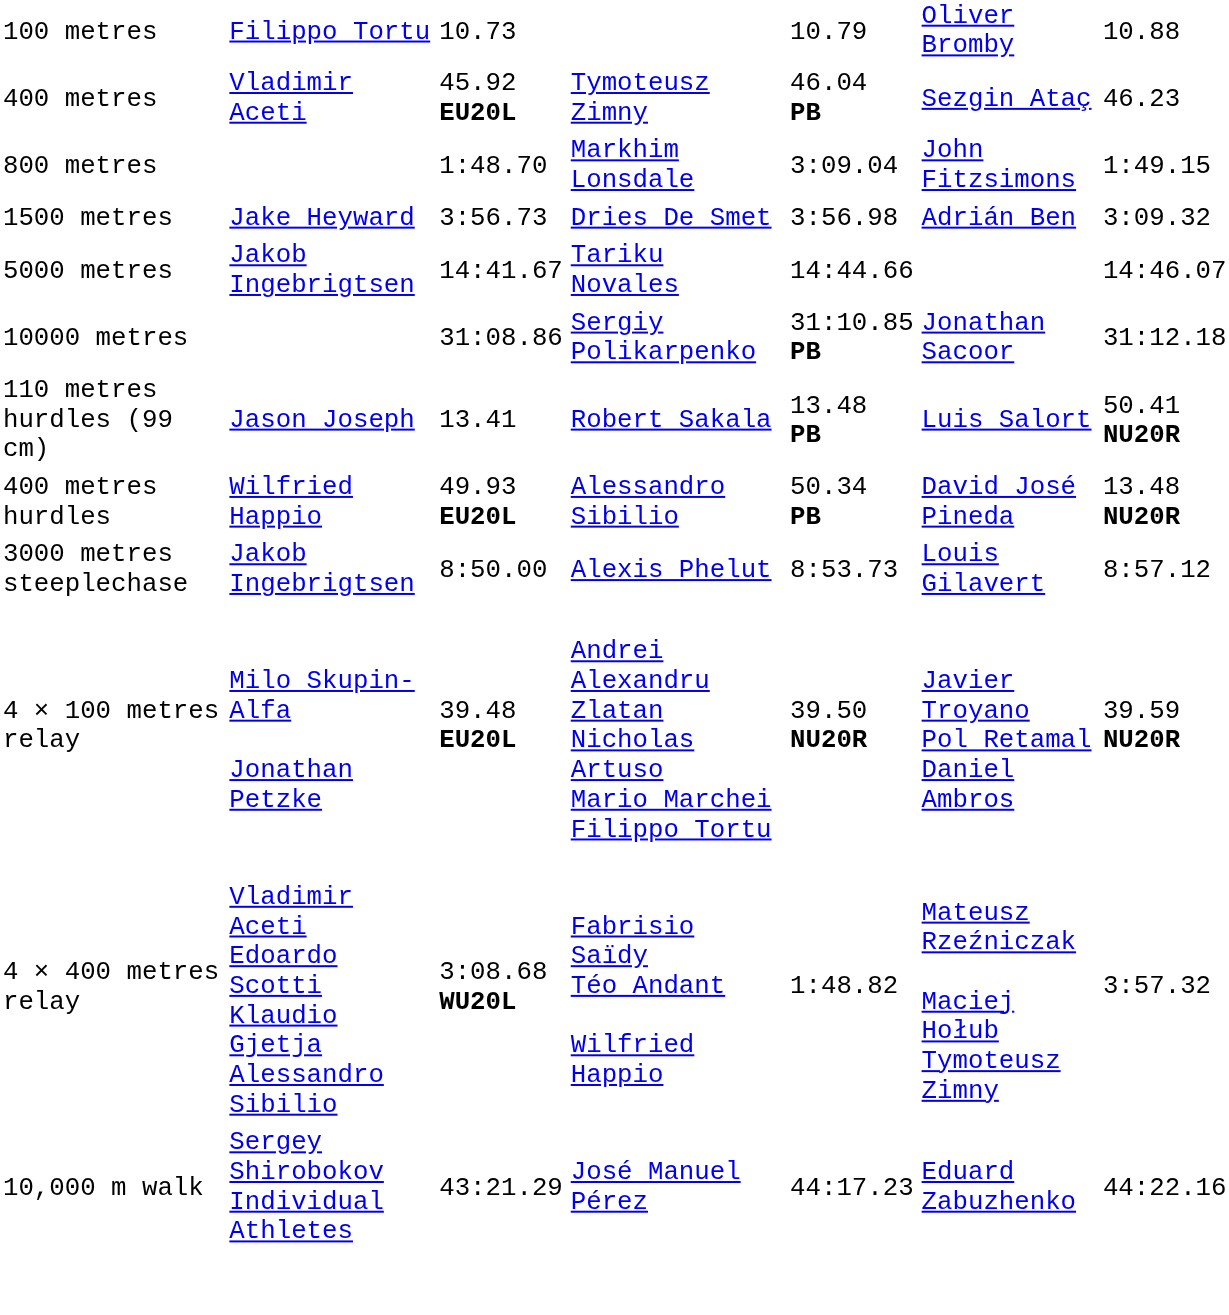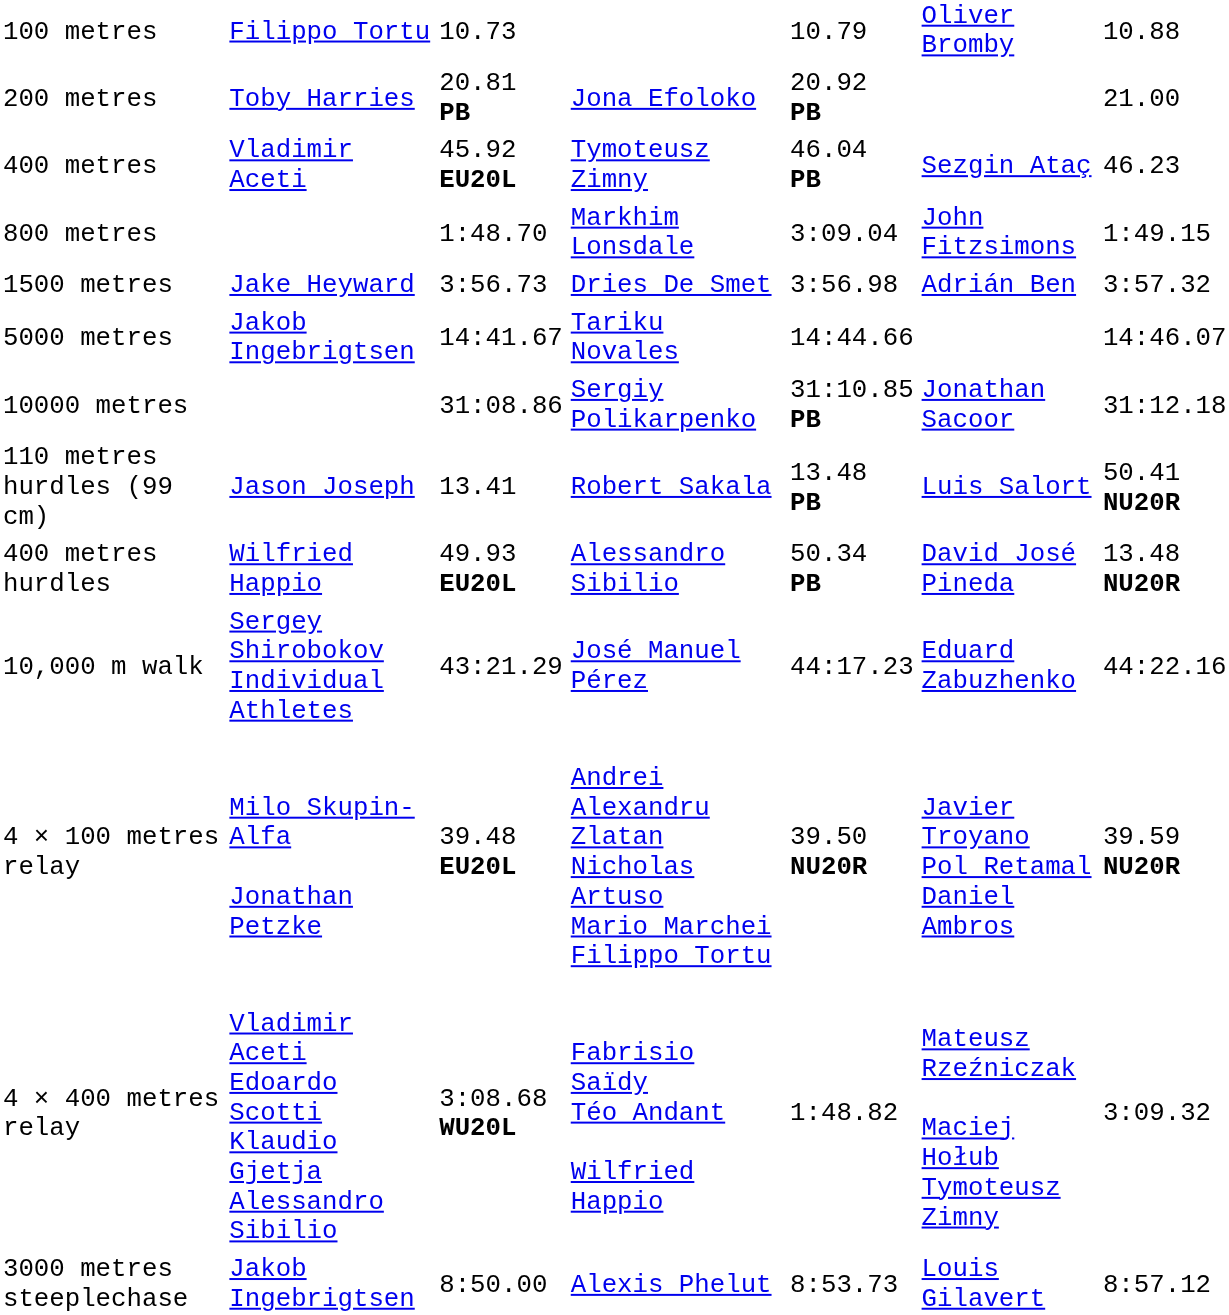+ row: (80, 98)
(1157, 218) 3:09.32 -> (1157, 285) 3:57.32
rows swapped: (96, 569) <-> (103, 1187)
(1157, 986) 3:57.32 -> (1157, 1113) 3:09.32
